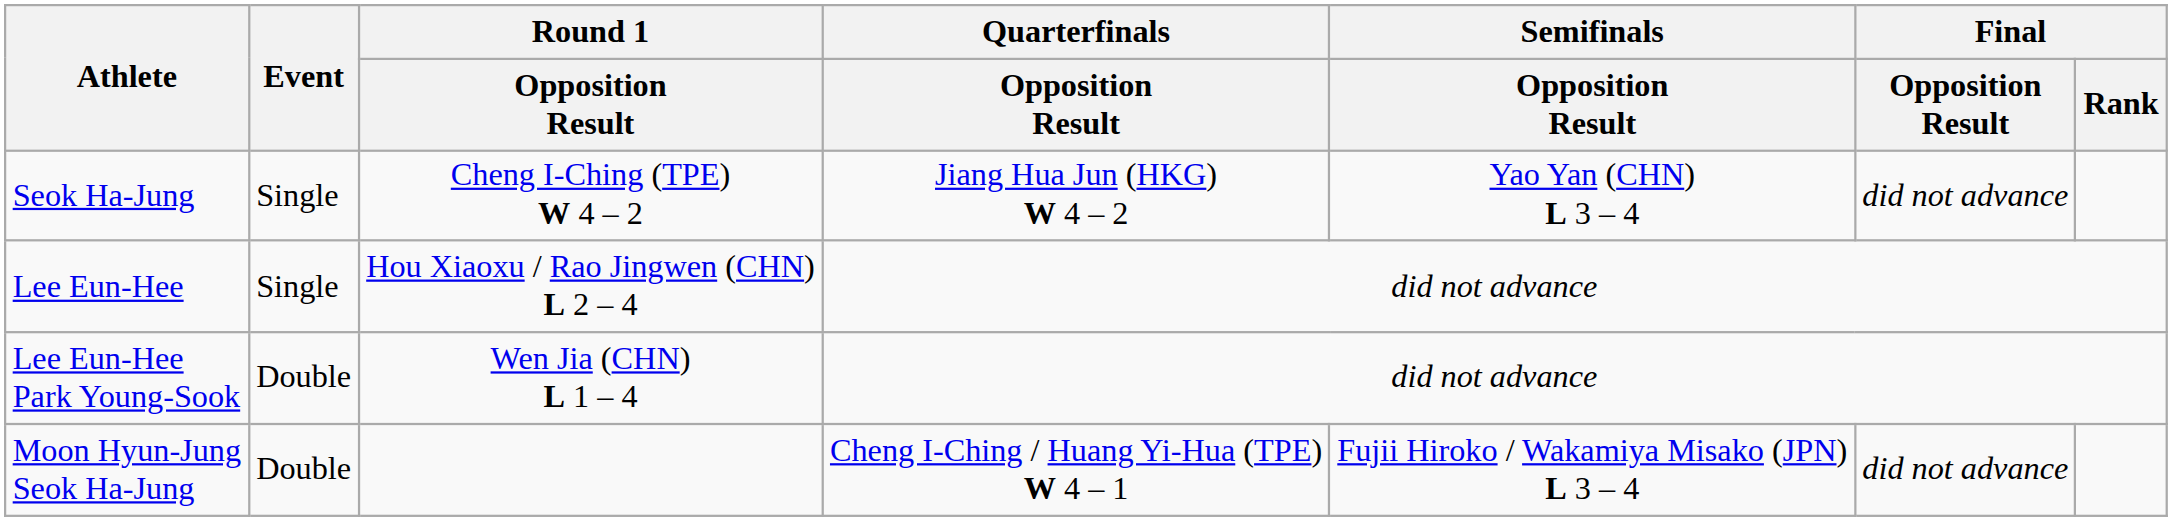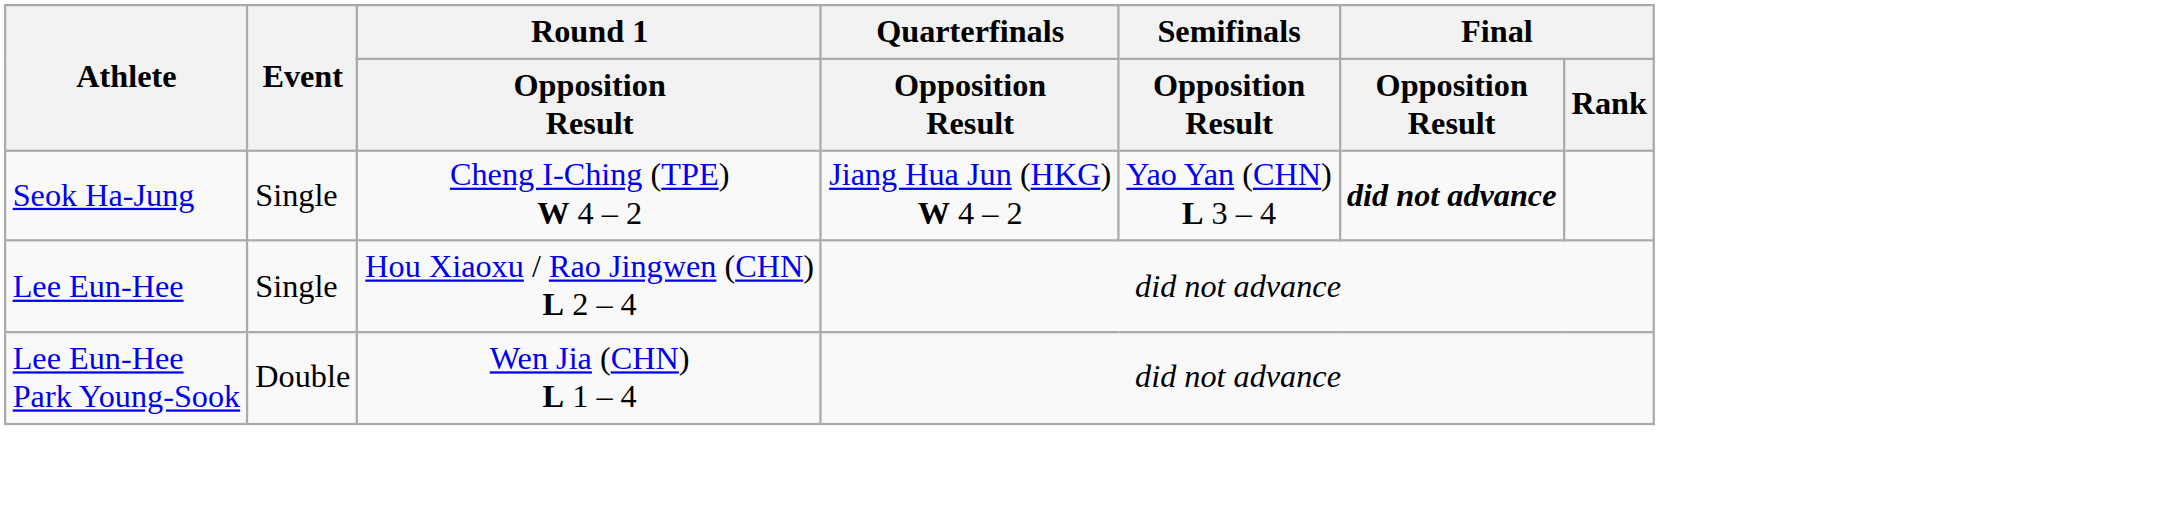(1965, 195) normal -> (1452, 195) bold
- row: (127, 468)
